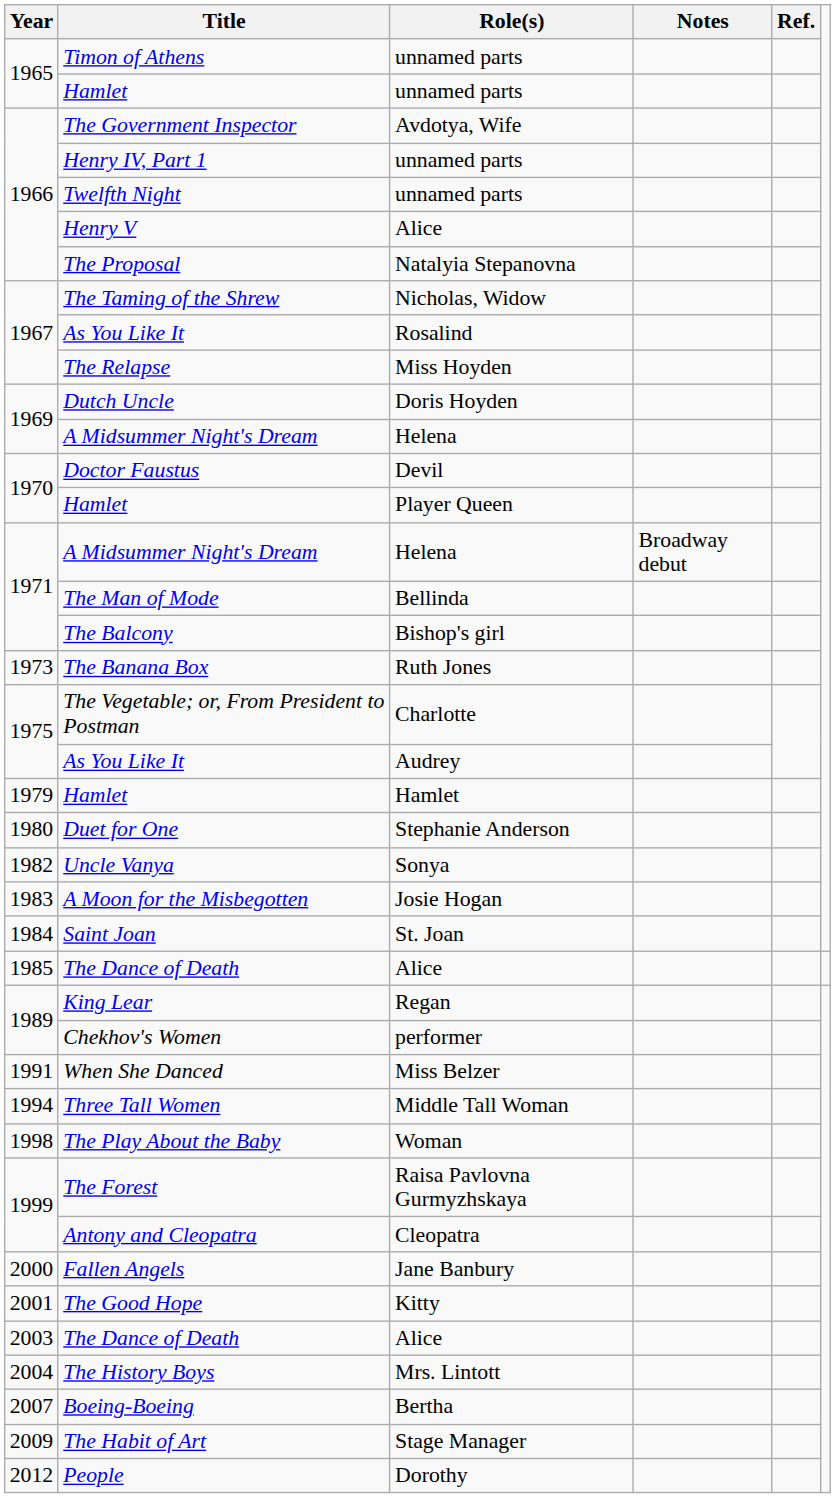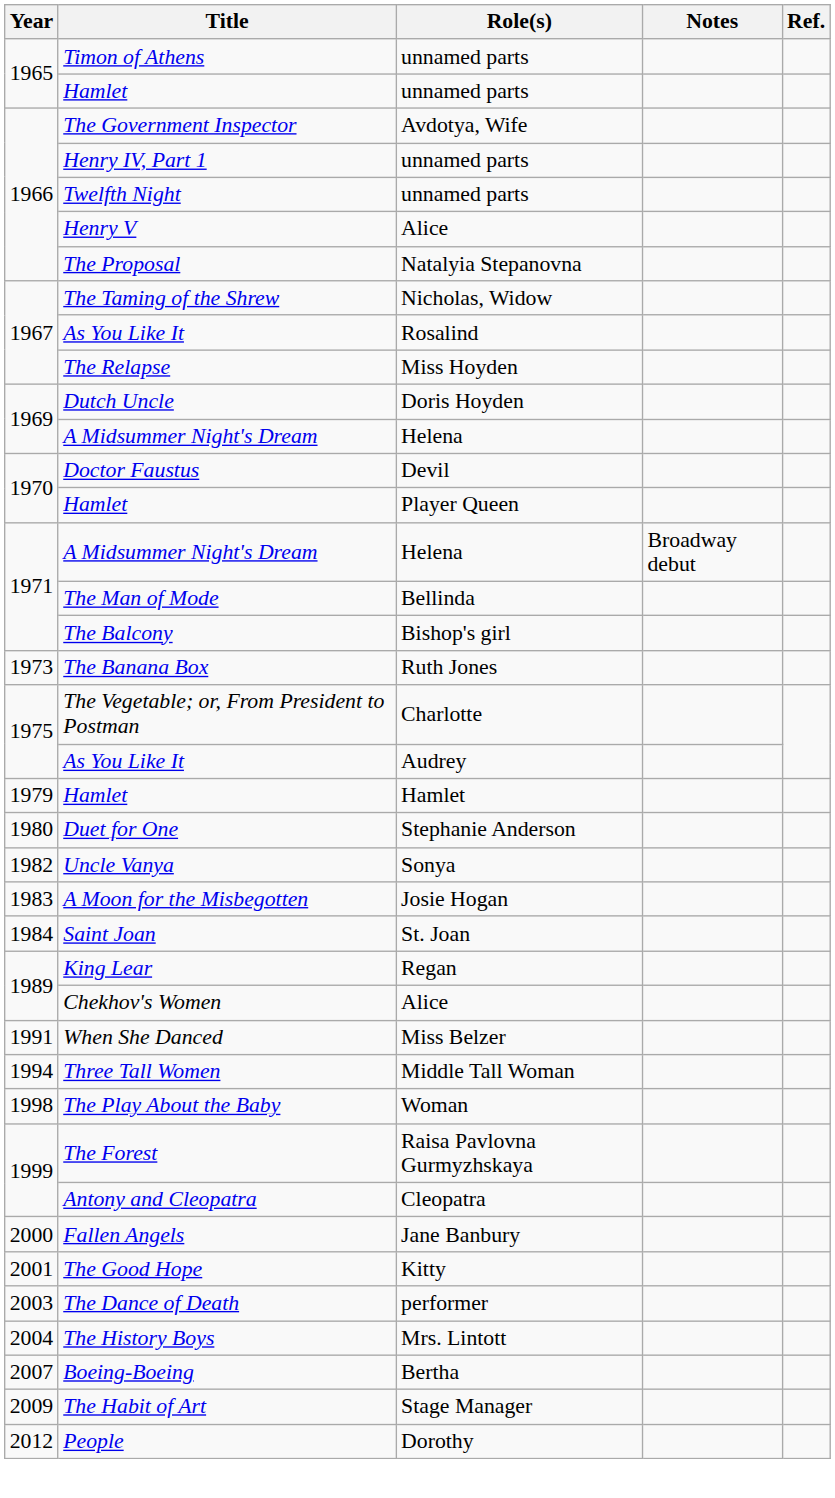- row: (31, 967)
(439, 1036) performer -> (425, 1002) Alice
(419, 1337) Alice -> (445, 1303) performer
